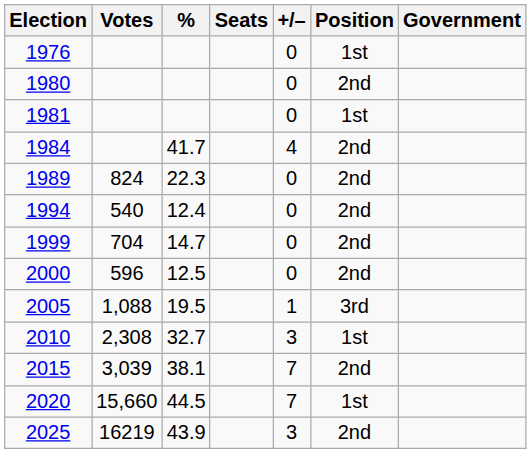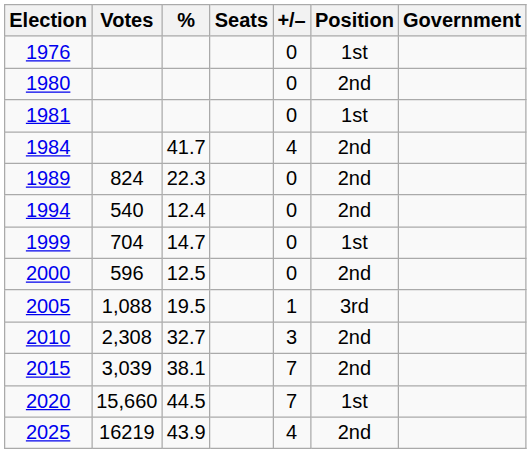(354, 242) 2nd -> (354, 242) 1st
(354, 337) 1st -> (354, 337) 2nd
(292, 432) 3 -> (292, 432) 4
